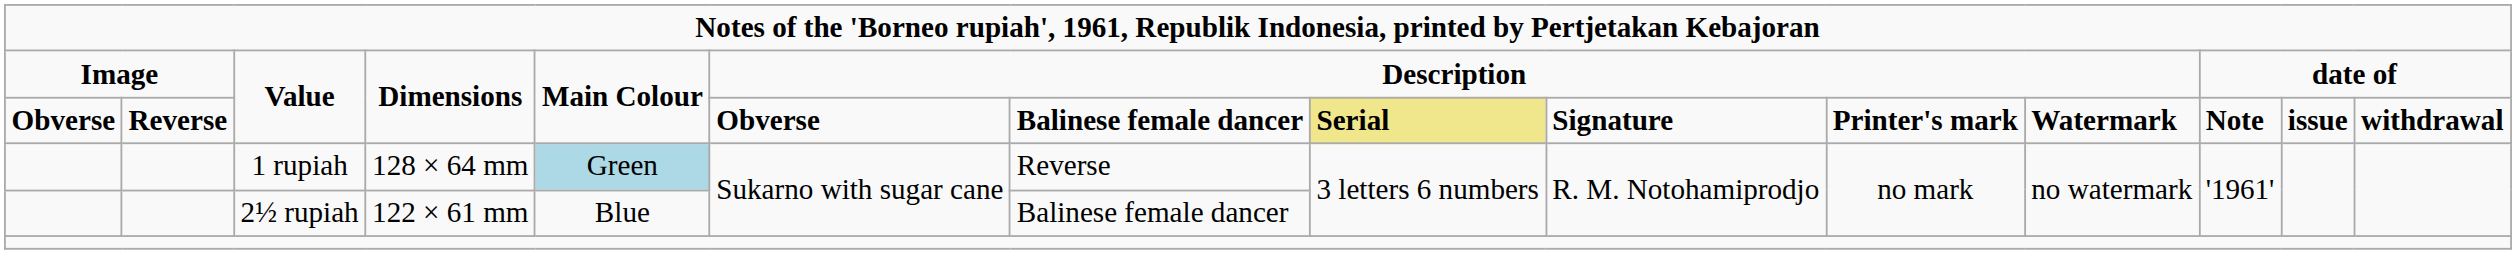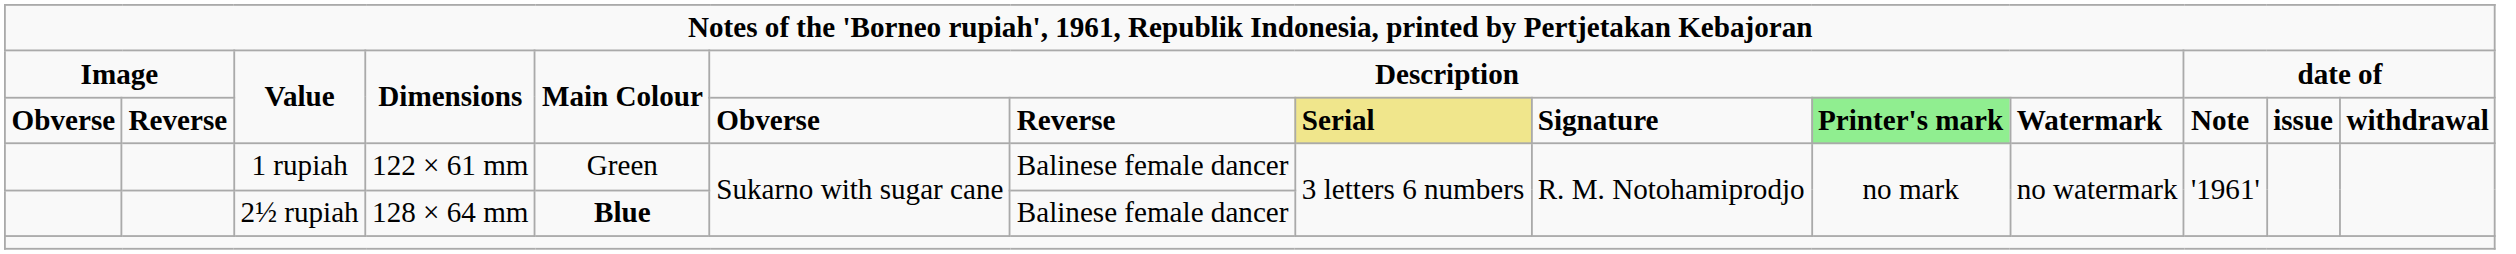(1160, 119) Balinese female dancer -> (1066, 119) Reverse
(1925, 119) no background -> (1911, 119) lightgreen background
(450, 166) 128 × 64 mm -> (450, 166) 122 × 61 mm
(622, 166) lightblue background -> (622, 166) no background
(1064, 166) Reverse -> (1153, 166) Balinese female dancer
(450, 212) 122 × 61 mm -> (450, 212) 128 × 64 mm
(622, 212) normal -> (622, 212) bold
